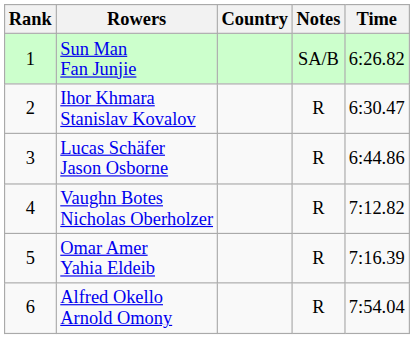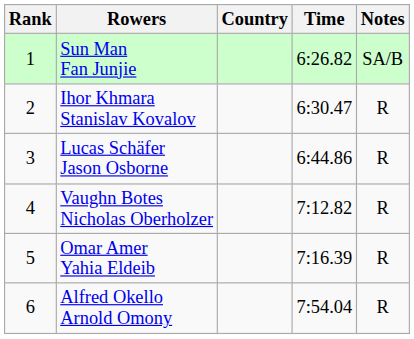columns swapped: (377, 19) <-> (318, 19)
